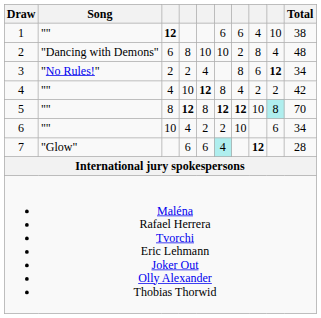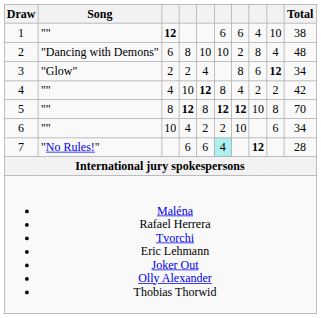(70, 71) "No Rules!" -> (59, 71) "Glow"
(275, 109) paleturquoise background -> (275, 109) no background
(59, 147) "Glow" -> (70, 147) "No Rules!"
